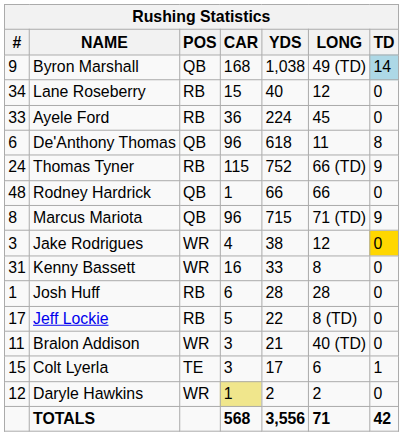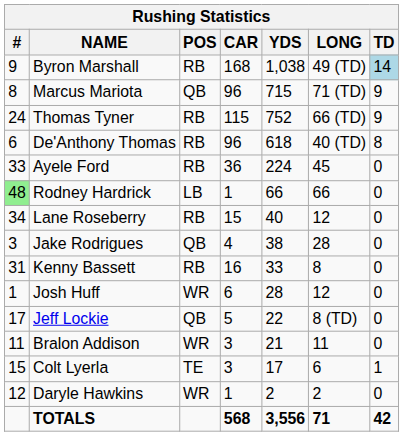(195, 67) QB -> (194, 67) RB
rows swapped: (88, 218) <-> (89, 92)
rows swapped: (84, 167) <-> (71, 117)
(195, 142) QB -> (194, 142) RB
(321, 142) 11 -> (339, 142) 40 (TD)
(17, 192) no background -> (17, 192) lightgreen background
(195, 192) QB -> (193, 192) LB
(196, 243) WR -> (195, 243) QB
(321, 243) 12 -> (321, 243) 28
(378, 243) gold background -> (378, 243) no background
(196, 268) WR -> (194, 268) RB
(194, 293) RB -> (196, 293) WR
(321, 293) 28 -> (321, 293) 12
(194, 318) RB -> (195, 318) QB
(339, 343) 40 (TD) -> (321, 343) 11
(228, 393) khaki background -> (228, 393) no background
